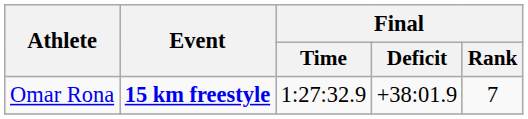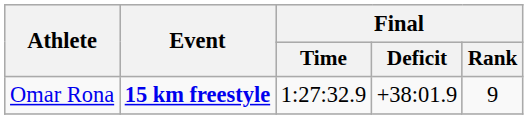(493, 95) 7 -> (493, 95) 9
